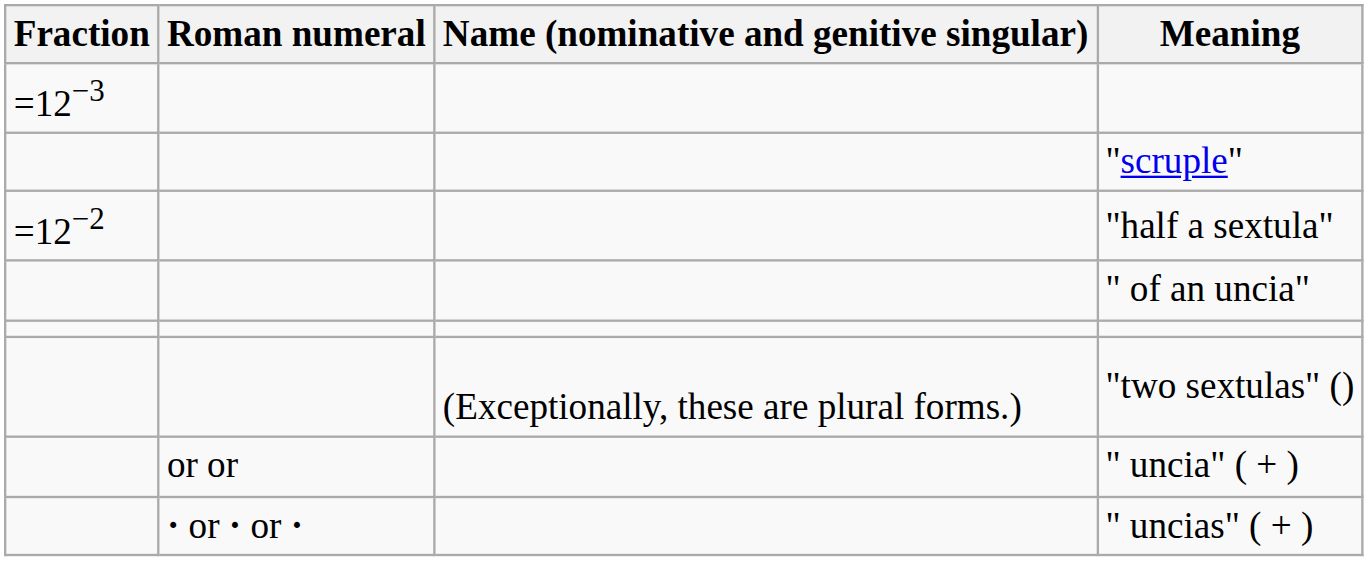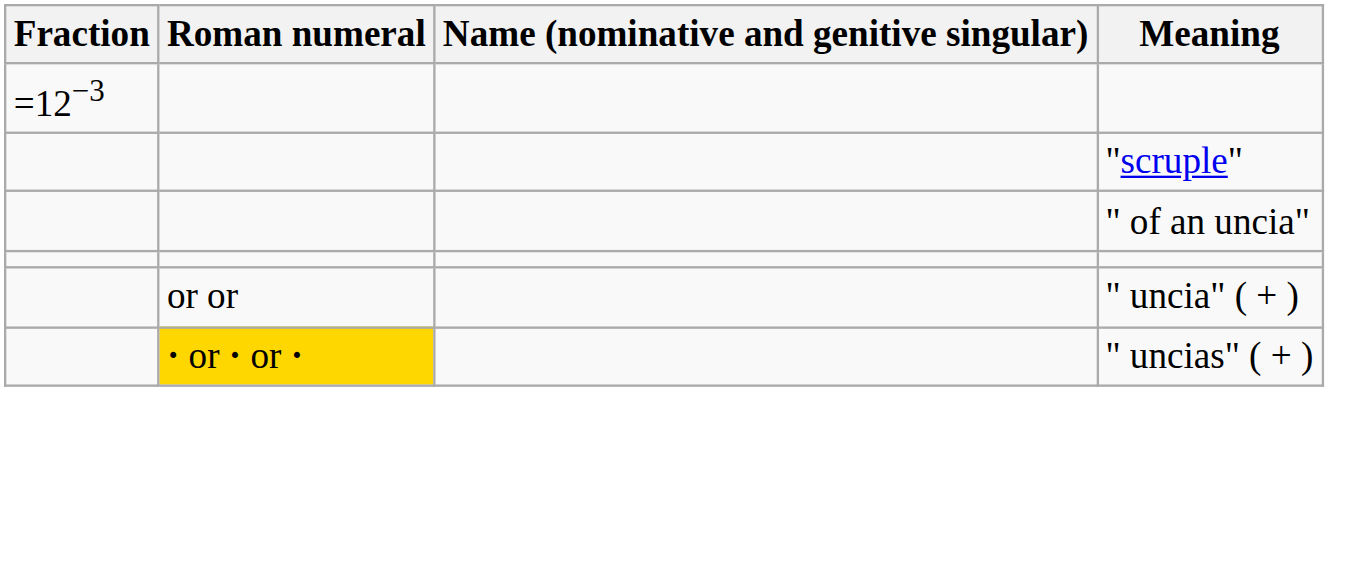- row: (59, 225)
- row: (82, 387)
(235, 524) no background -> (235, 355) gold background
